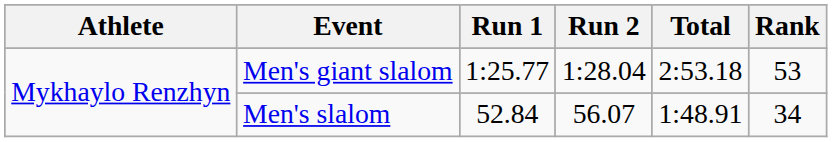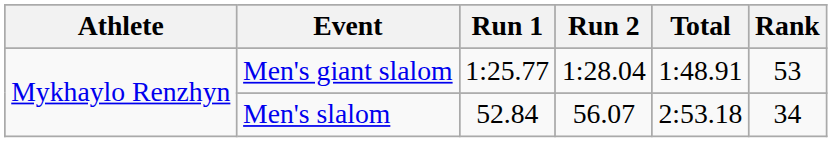(700, 70) 2:53.18 -> (700, 70) 1:48.91
(700, 114) 1:48.91 -> (700, 114) 2:53.18
